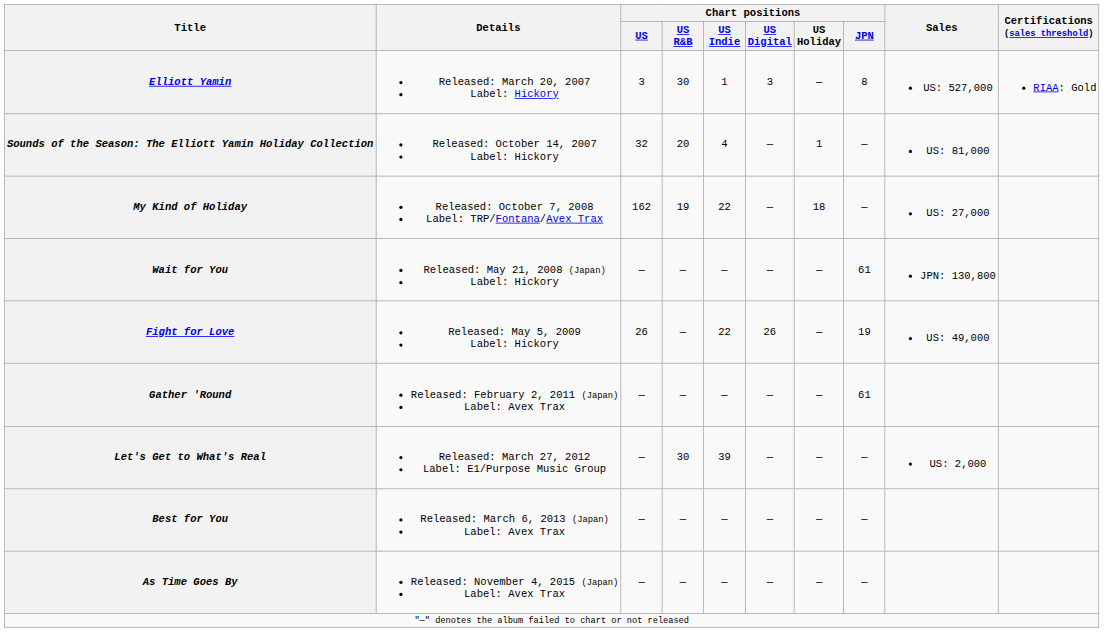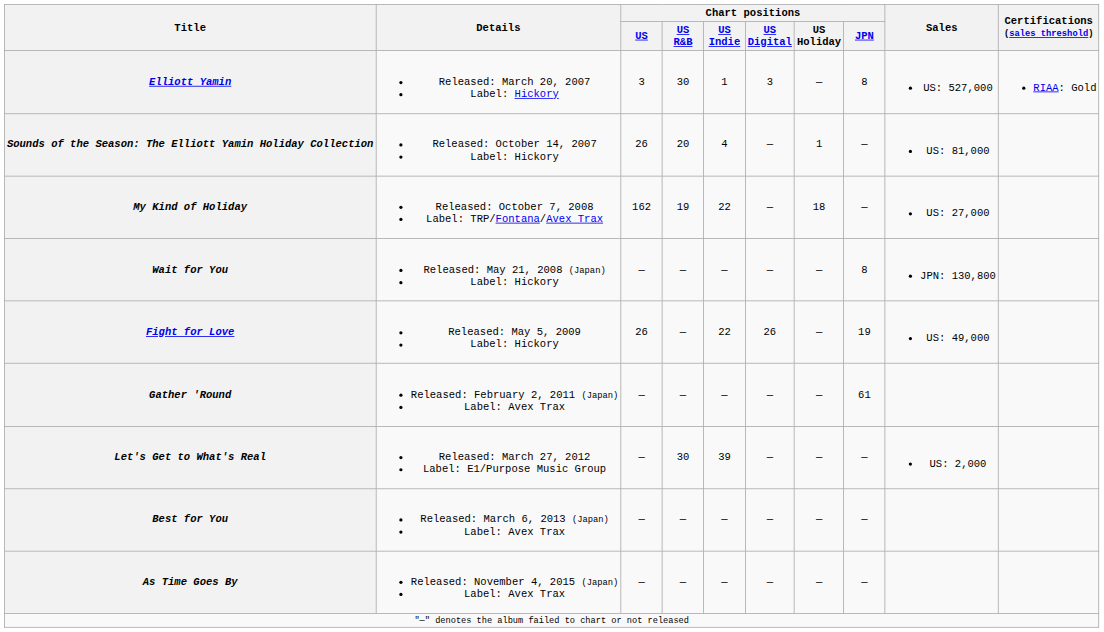(642, 145) 32 -> (642, 145) 26
(864, 270) 61 -> (864, 270) 8
